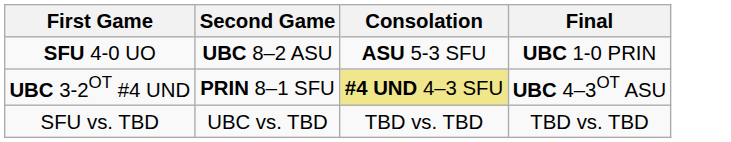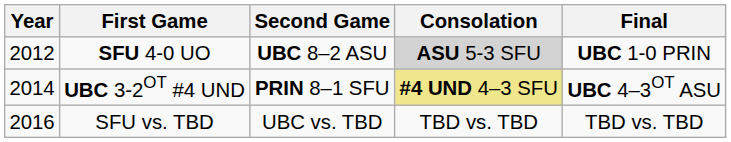+ column: (32, 21)
(424, 53) no background -> (479, 53) lightgrey background
